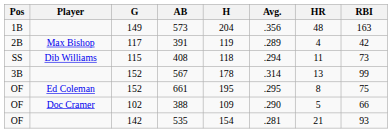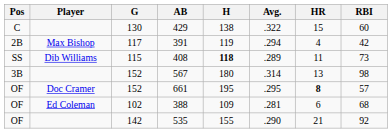+ row: (180, 27)
- row: (180, 27)
(272, 43) .289 -> (272, 43) .294
(226, 58) normal -> (226, 58) bold
(272, 58) .294 -> (272, 58) .289
(226, 74) 178 -> (226, 74) 180
(364, 74) 99 -> (364, 74) 98
(71, 89) Ed Coleman -> (71, 89) Doc Cramer
(318, 89) normal -> (318, 89) bold
(364, 89) 75 -> (364, 89) 57
(71, 105) Doc Cramer -> (71, 105) Ed Coleman
(272, 105) .290 -> (272, 105) .281
(318, 105) 5 -> (318, 105) 6
(364, 105) 66 -> (364, 105) 68
(226, 120) 154 -> (226, 120) 155
(272, 120) .281 -> (272, 120) .290
(364, 120) 93 -> (364, 120) 92
